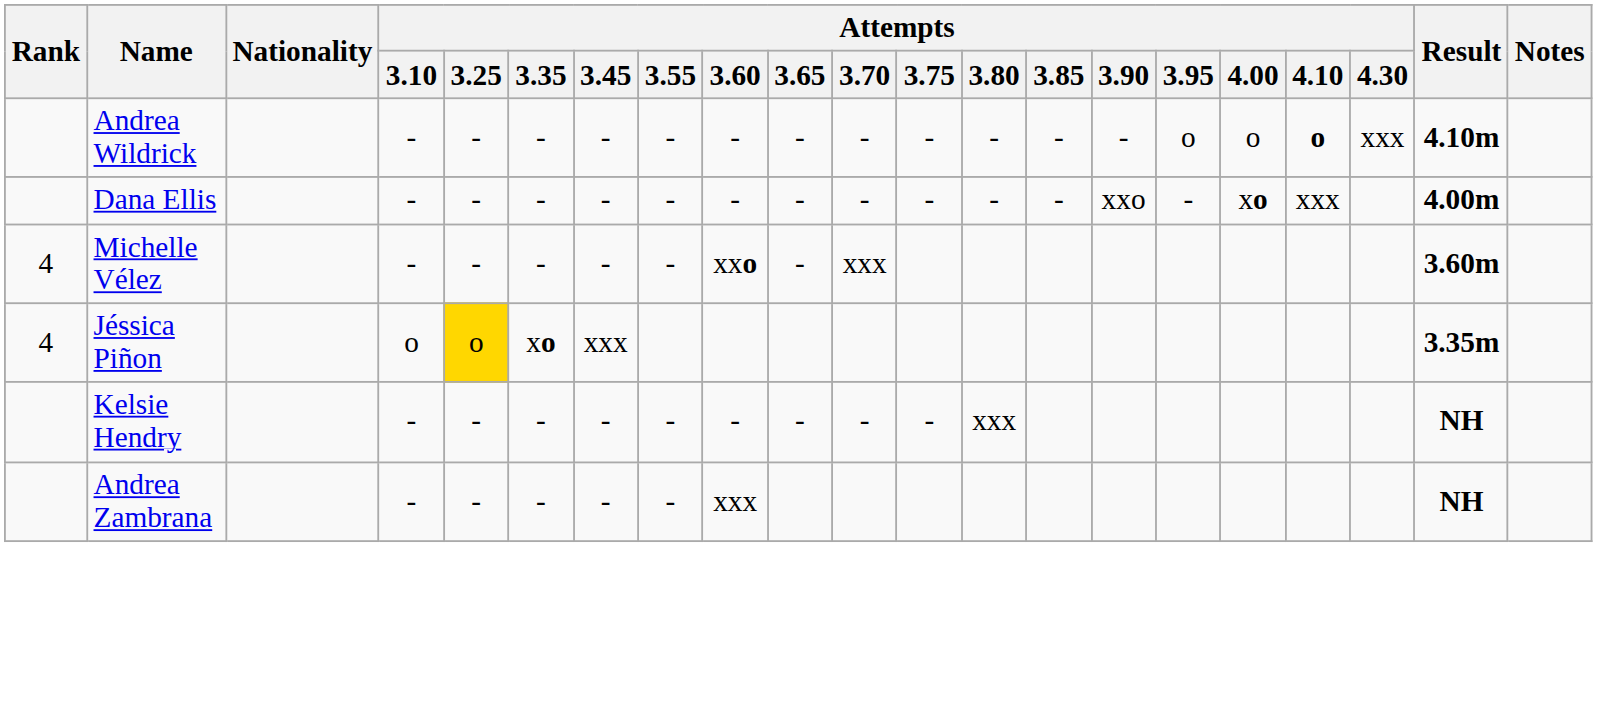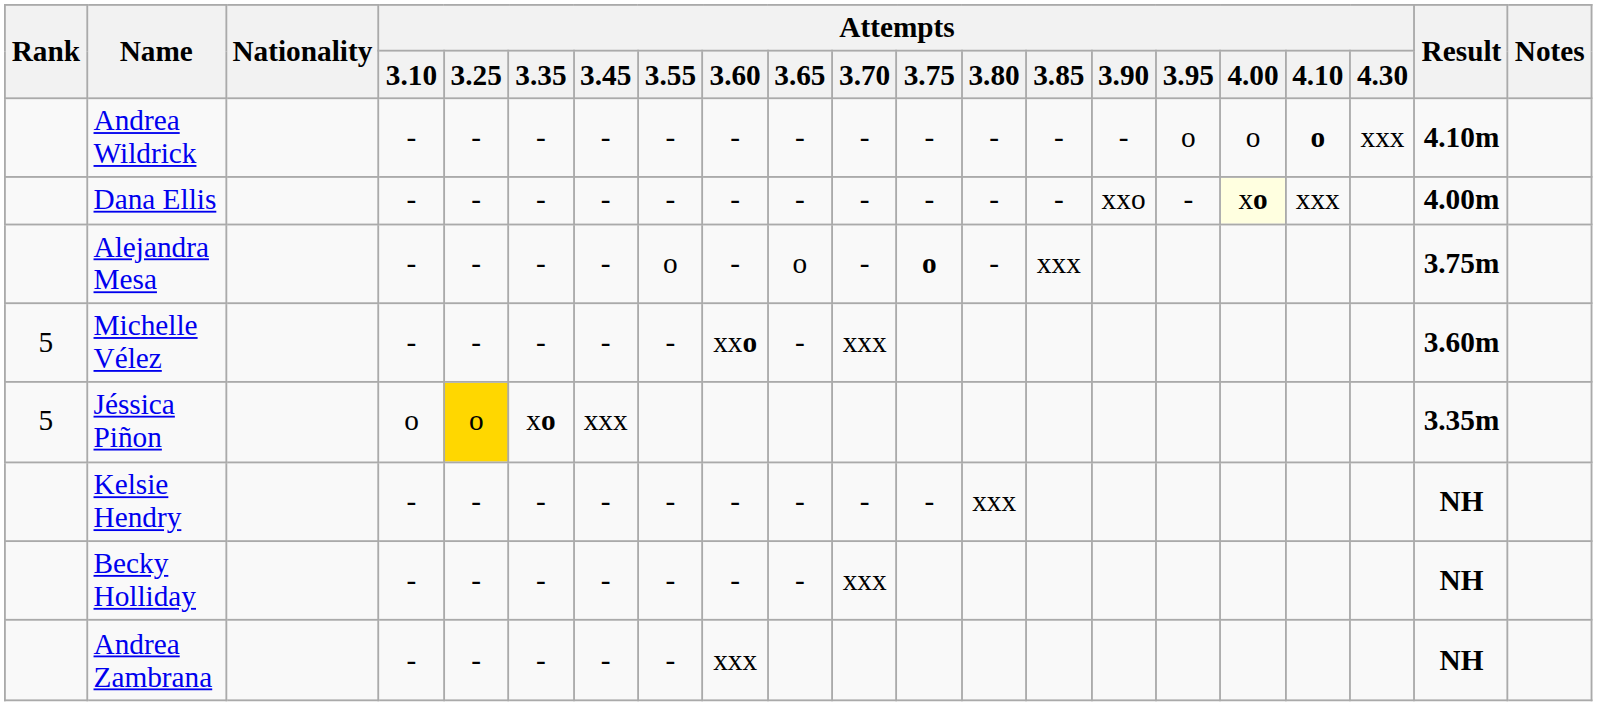(1253, 199) no background -> (1253, 199) lightyellow background
+ row: (151, 262)
(46, 262) 4 -> (46, 342) 5
(46, 342) 4 -> (46, 421) 5
+ row: (145, 580)
